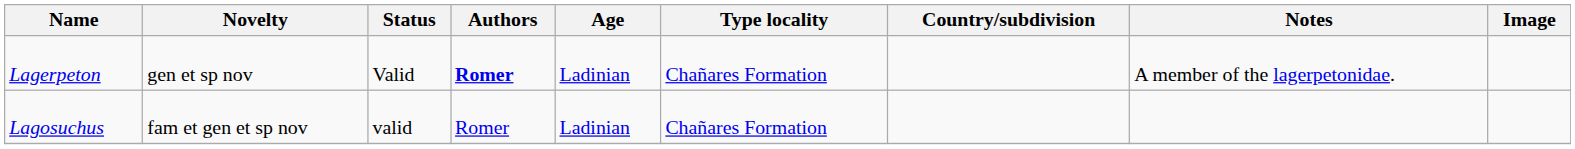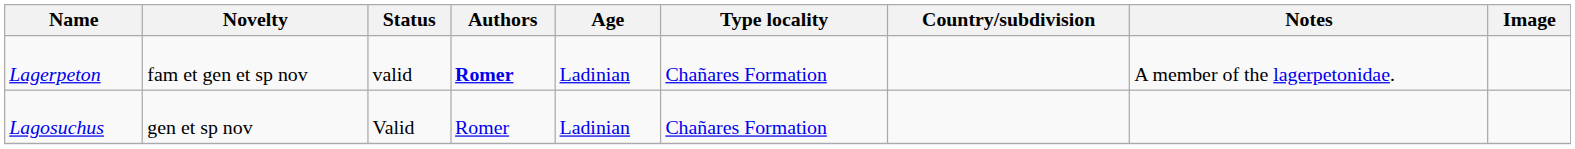(200, 74) gen et sp nov -> (228, 74) fam et gen et sp nov
(394, 74) Valid -> (392, 74) valid
(228, 127) fam et gen et sp nov -> (200, 127) gen et sp nov
(392, 127) valid -> (394, 127) Valid
